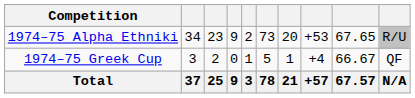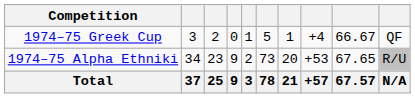rows swapped: (93, 38) <-> (93, 60)
